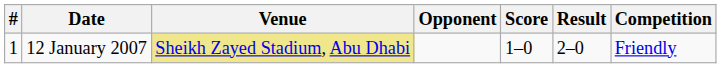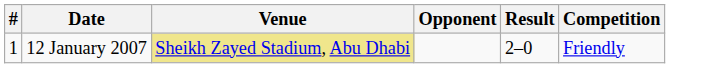- column: (527, 18)
